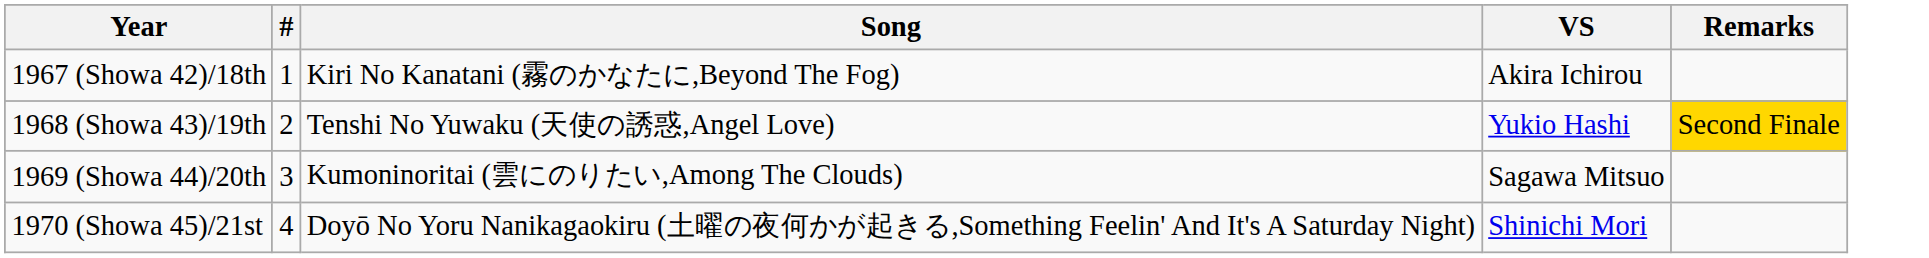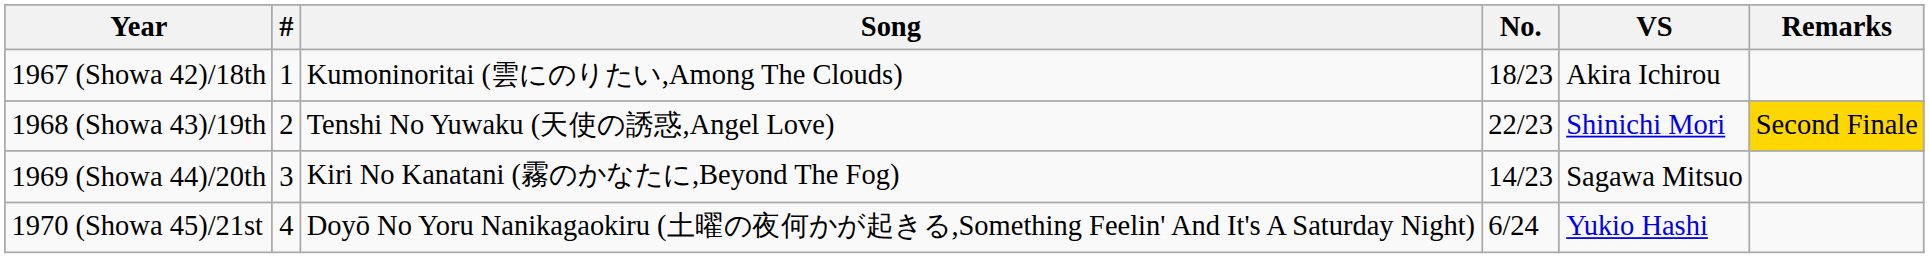+ column: (1521, 27)
(603, 74) Kiri No Kanatani (霧のかなたに,Beyond The Fog) -> (605, 74) Kumoninoritai (雲にのりたい,Among The Clouds)
(1559, 125) Yukio Hashi -> (1646, 125) Shinichi Mori
(605, 175) Kumoninoritai (雲にのりたい,Among The Clouds) -> (603, 175) Kiri No Kanatani (霧のかなたに,Beyond The Fog)
(1568, 226) Shinichi Mori -> (1637, 226) Yukio Hashi
